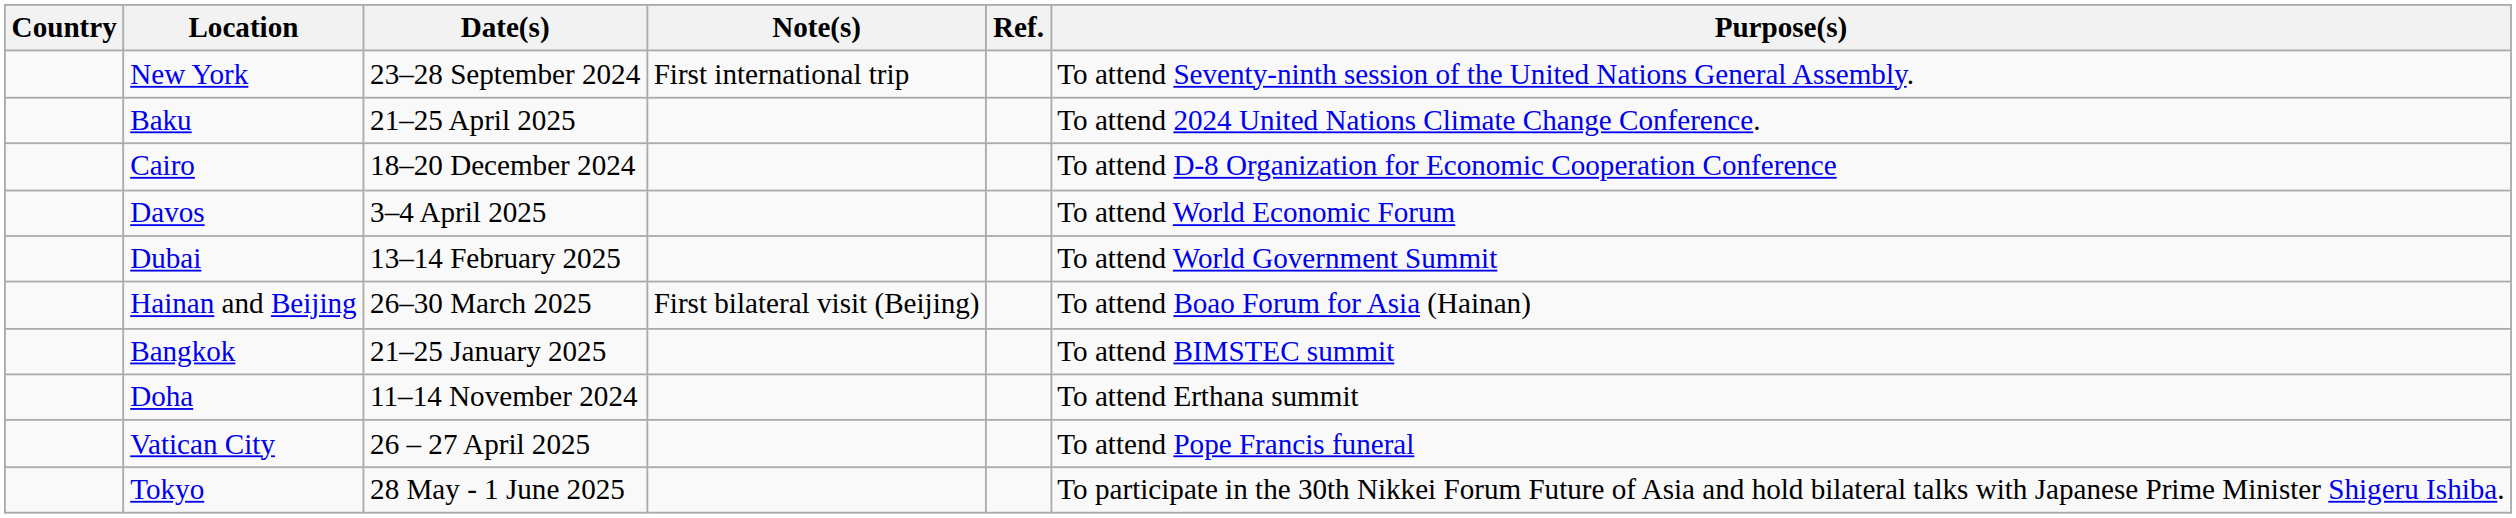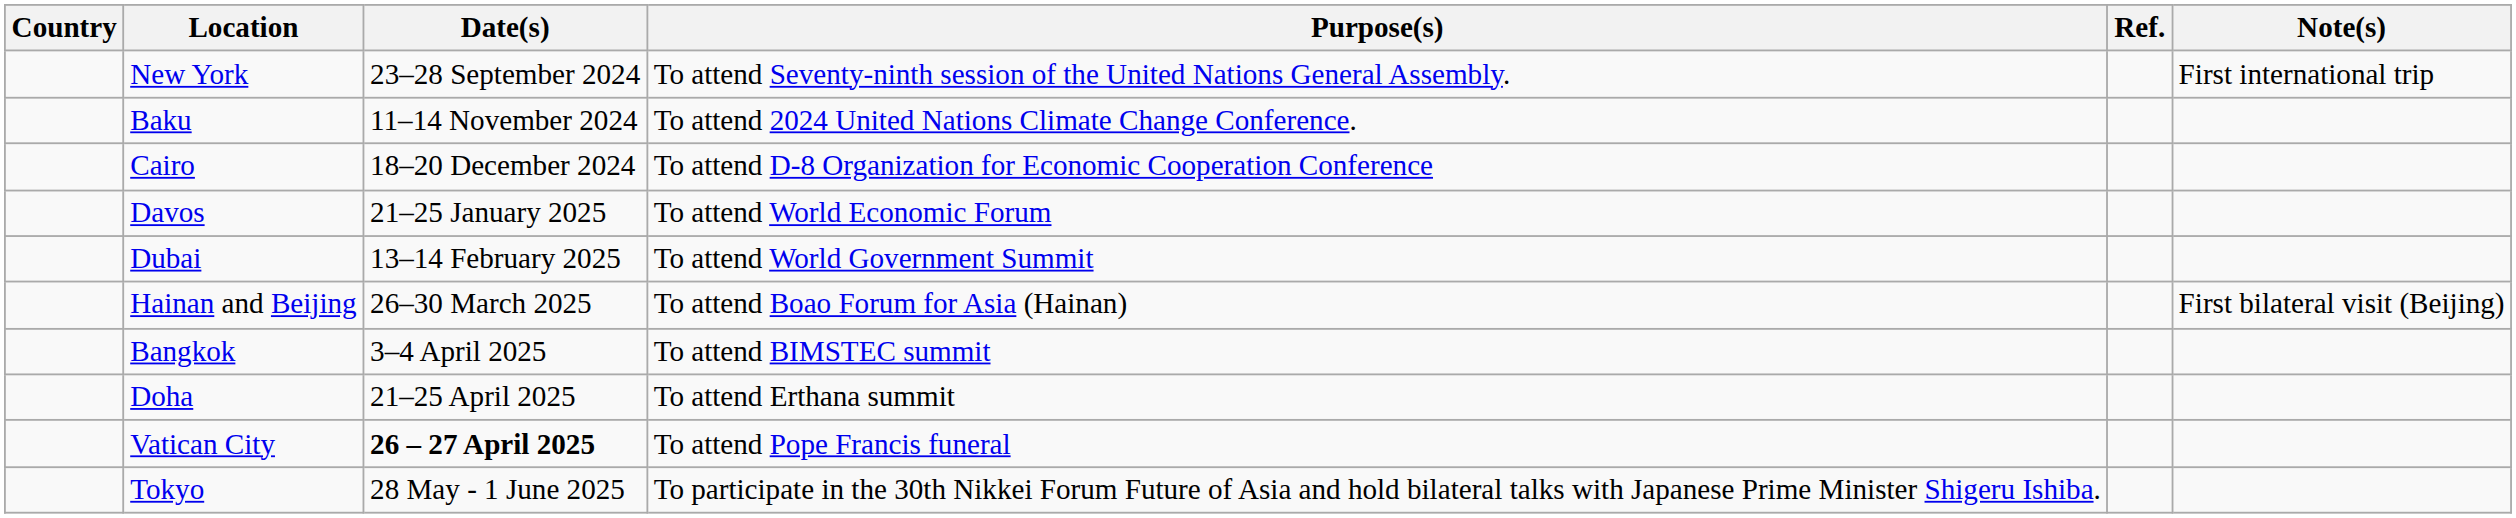columns swapped: (1781, 27) <-> (817, 27)
(473, 119) 21–25 April 2025 -> (504, 119) 11–14 November 2024
(458, 212) 3–4 April 2025 -> (488, 212) 21–25 January 2025
(488, 350) 21–25 January 2025 -> (458, 350) 3–4 April 2025
(504, 397) 11–14 November 2024 -> (473, 397) 21–25 April 2025
(480, 443) normal -> (483, 443) bold
